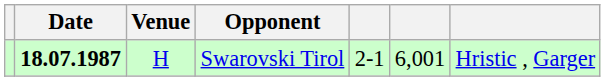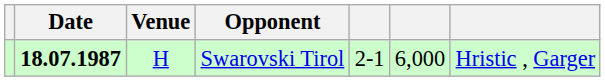(420, 57) 6,001 -> (420, 57) 6,000
